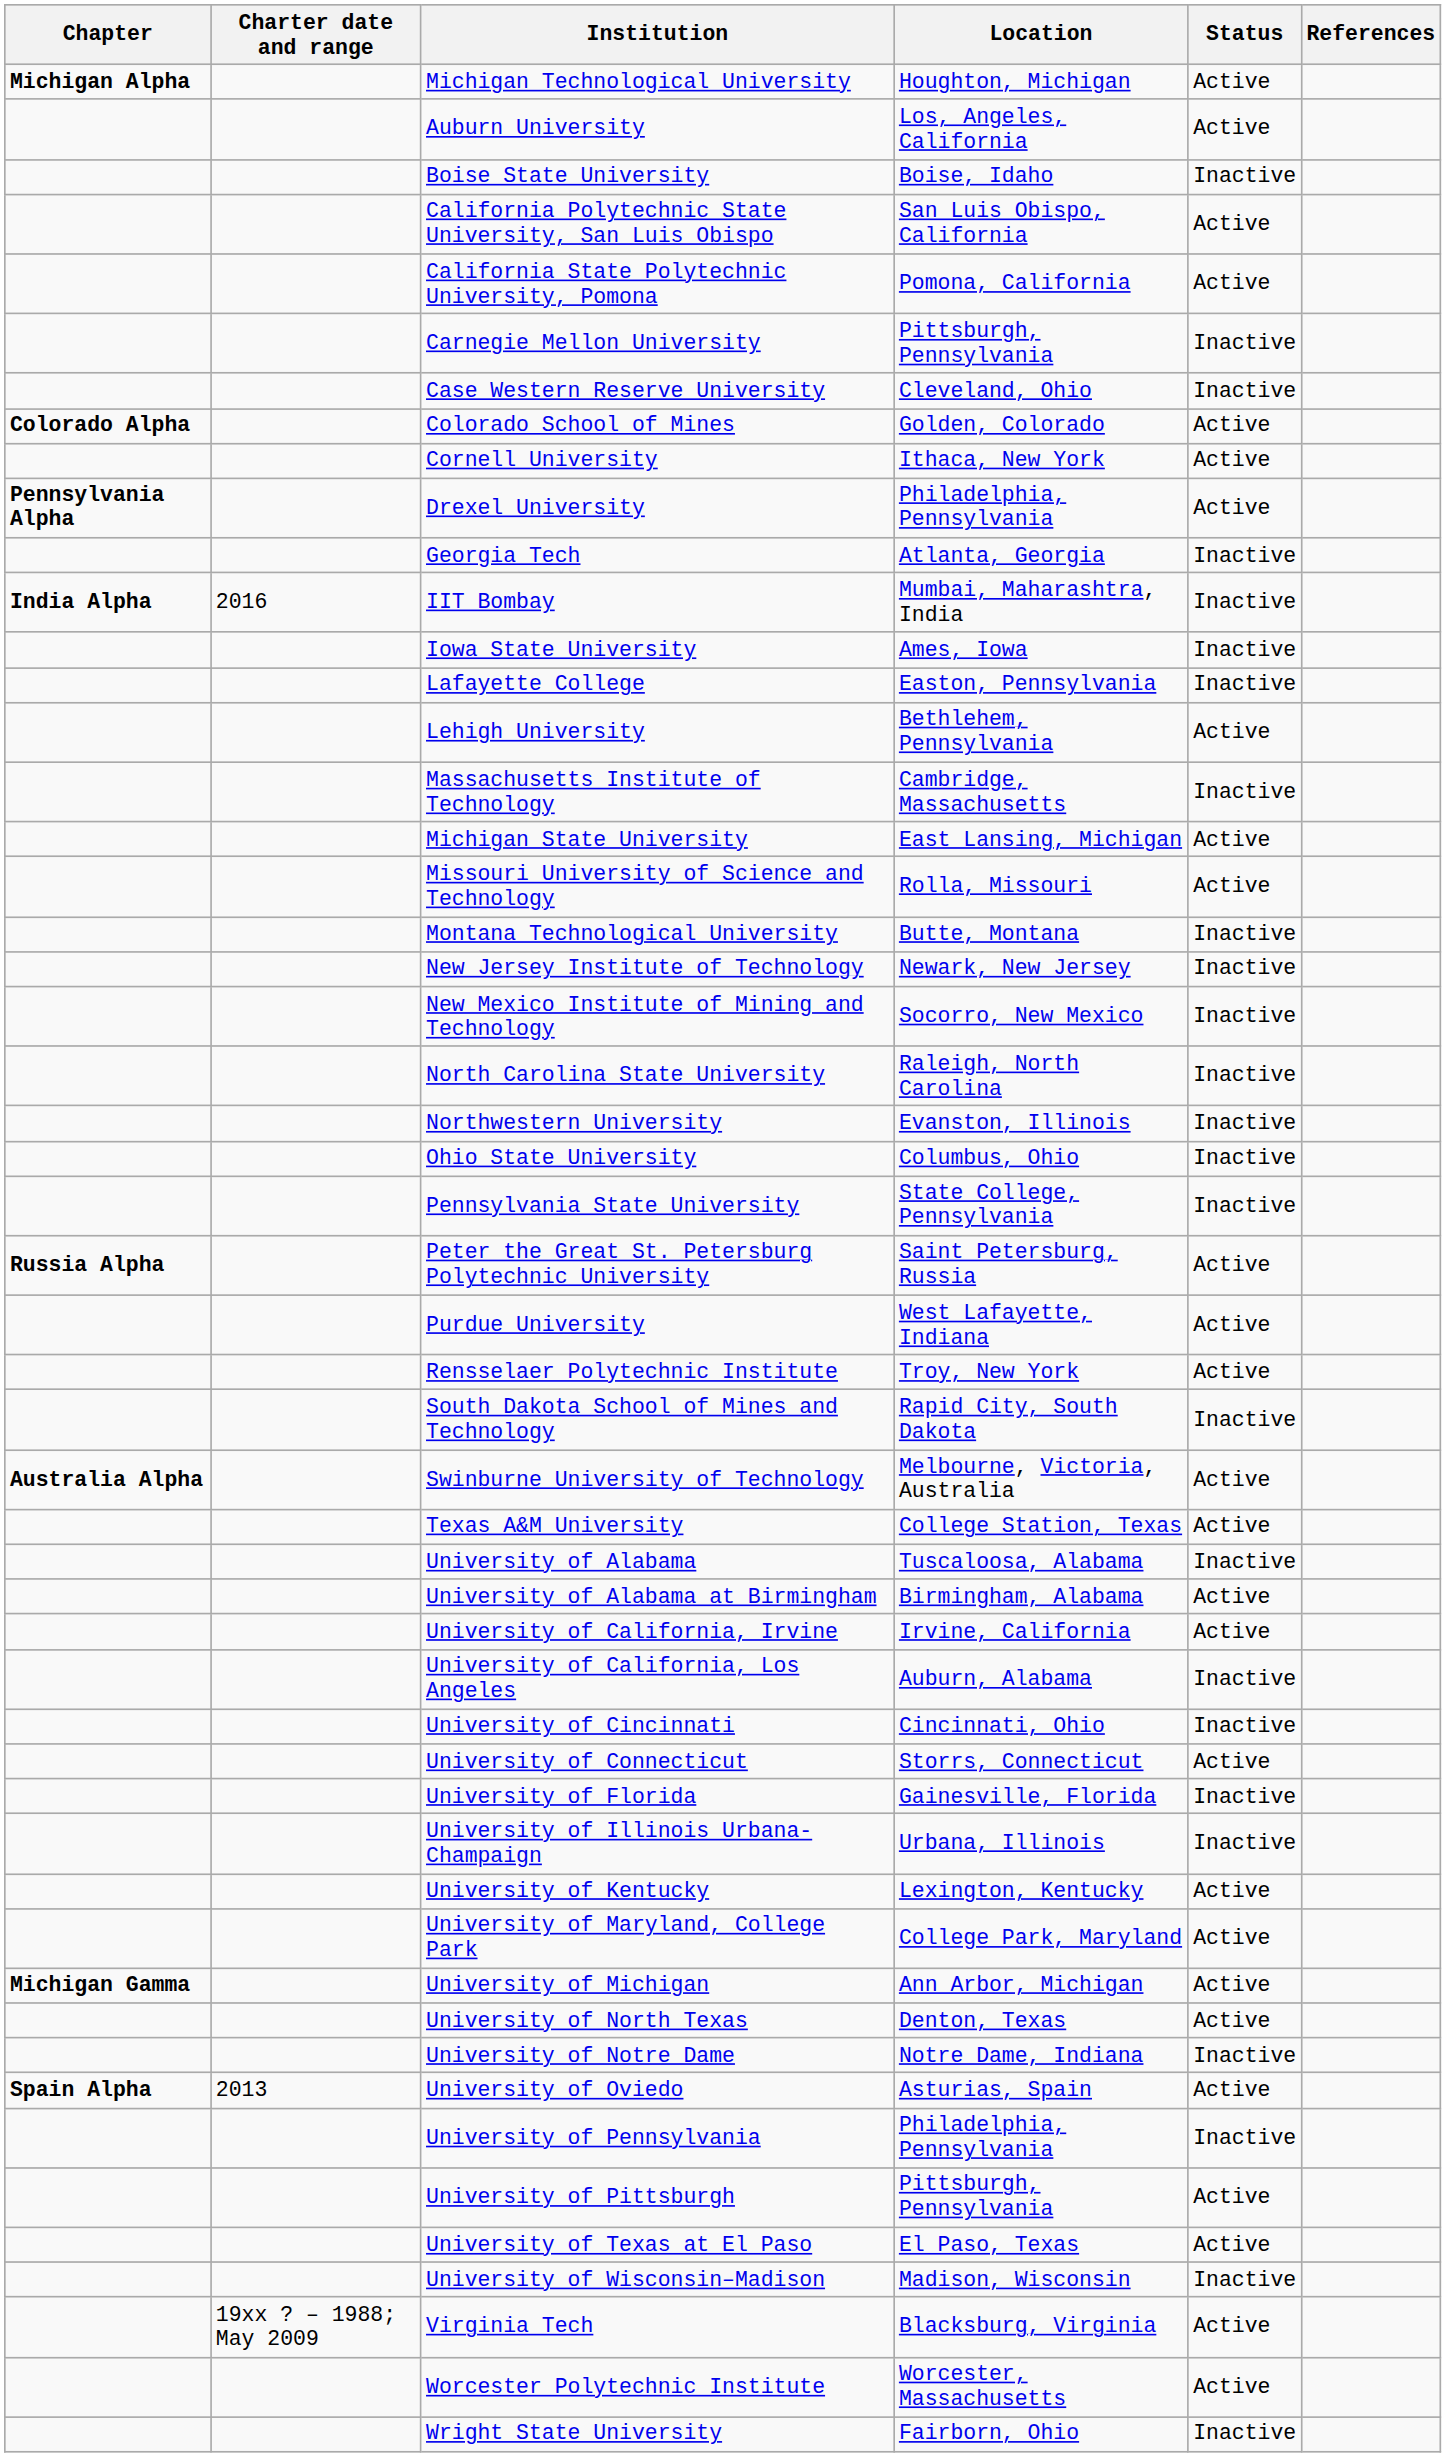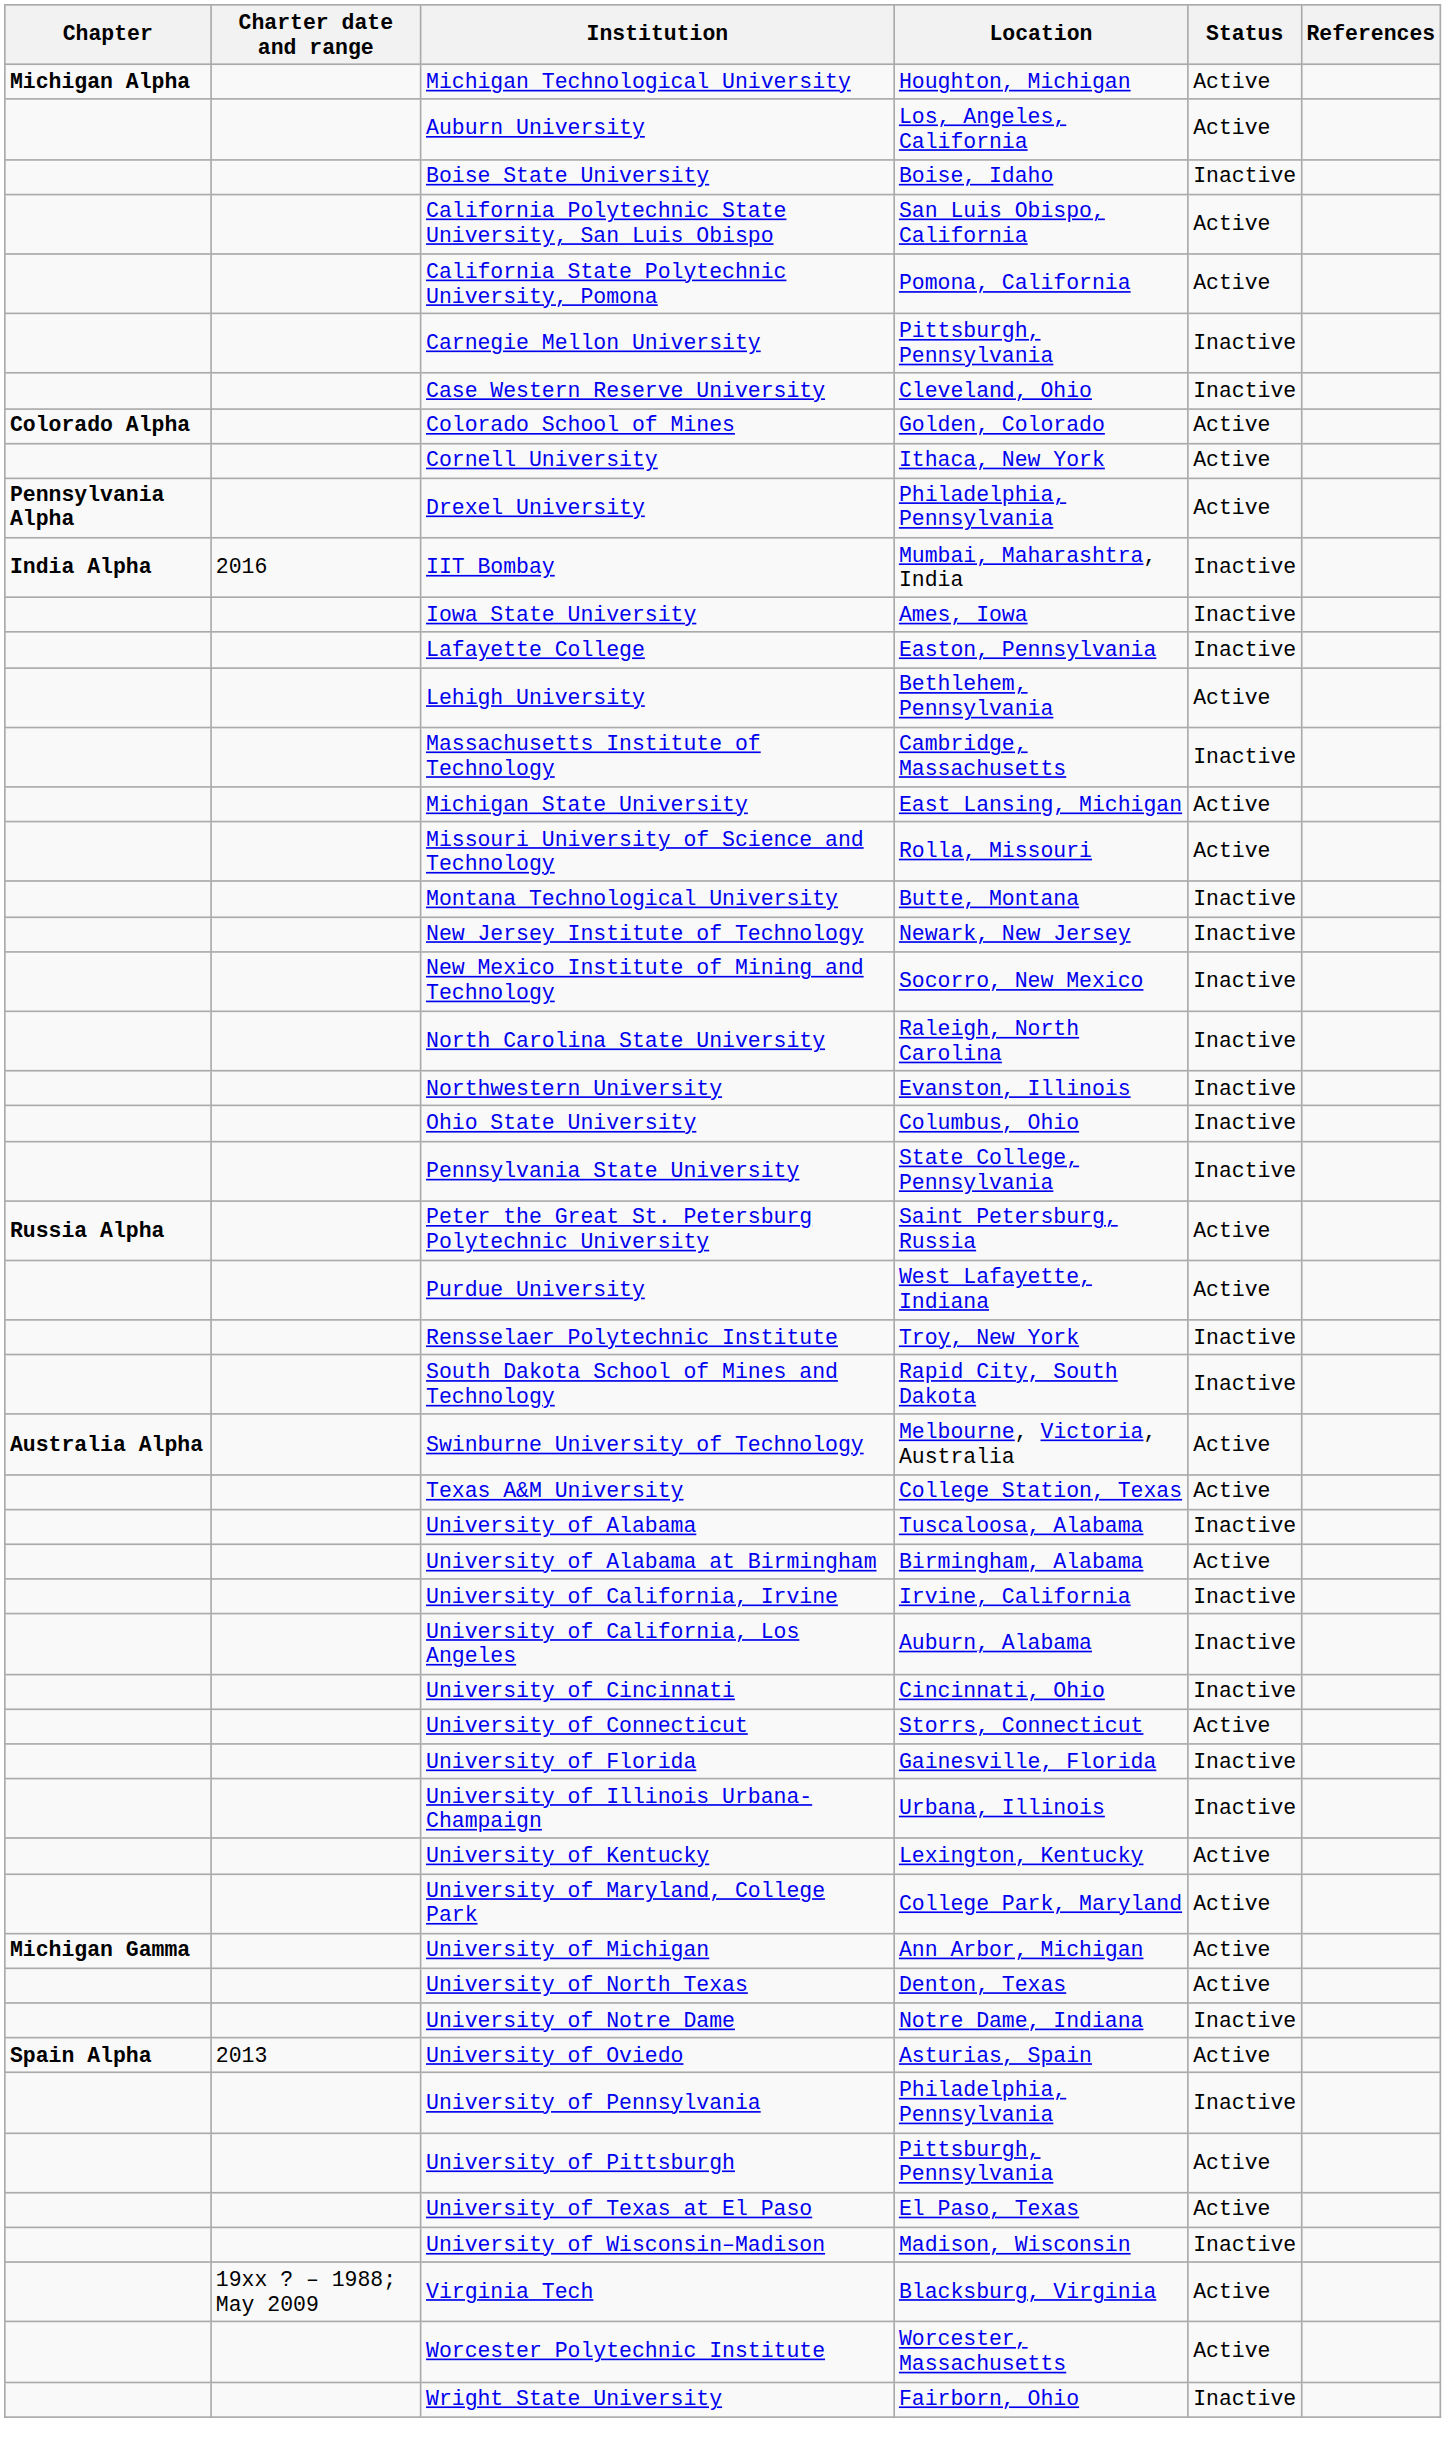- row: (503, 555)
(1232, 1372) Active -> (1245, 1337) Inactive
(1232, 1632) Active -> (1245, 1597) Inactive
